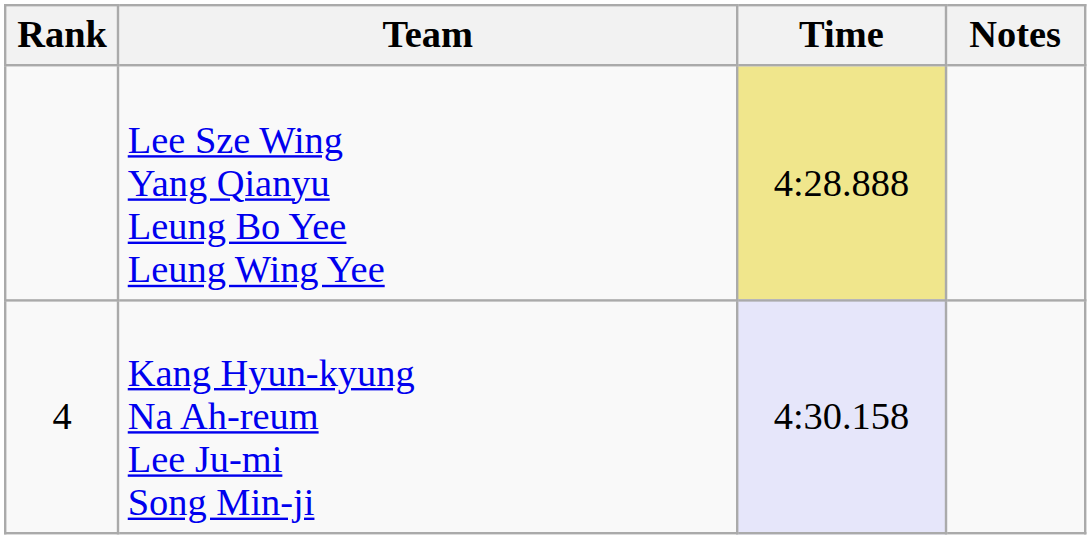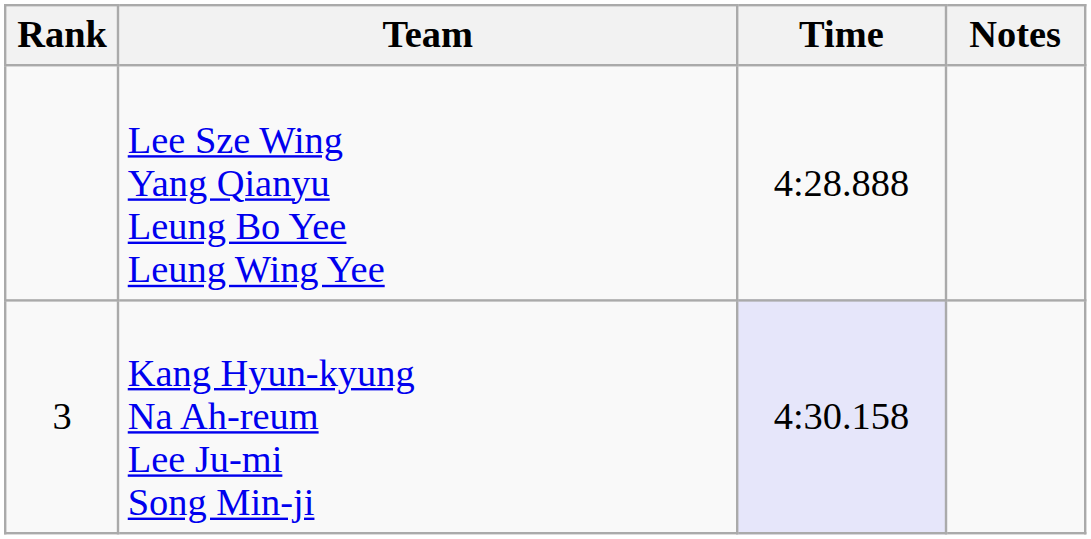(841, 182) khaki background -> (841, 182) no background
(62, 415) 4 -> (62, 415) 3
